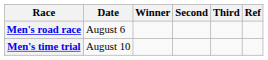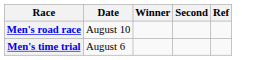- column: (226, 13)
(105, 30) August 6 -> (108, 30) August 10
(108, 47) August 10 -> (105, 47) August 6
